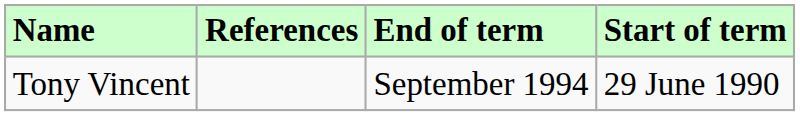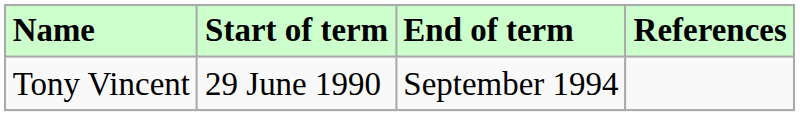columns swapped: (695, 30) <-> (282, 30)
